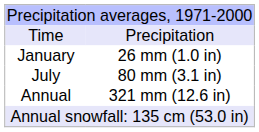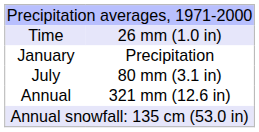(170, 35) Precipitation -> (170, 35) 26 mm (1.0 in)
(170, 56) 26 mm (1.0 in) -> (170, 56) Precipitation
